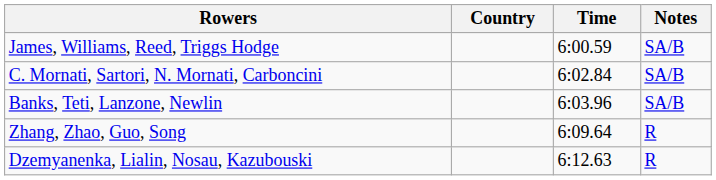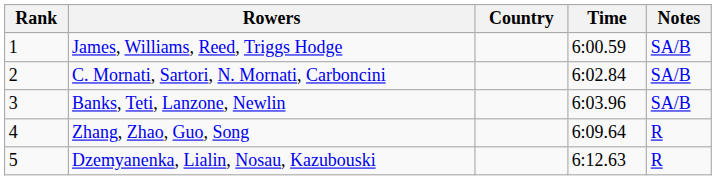+ column: (36, 18)
